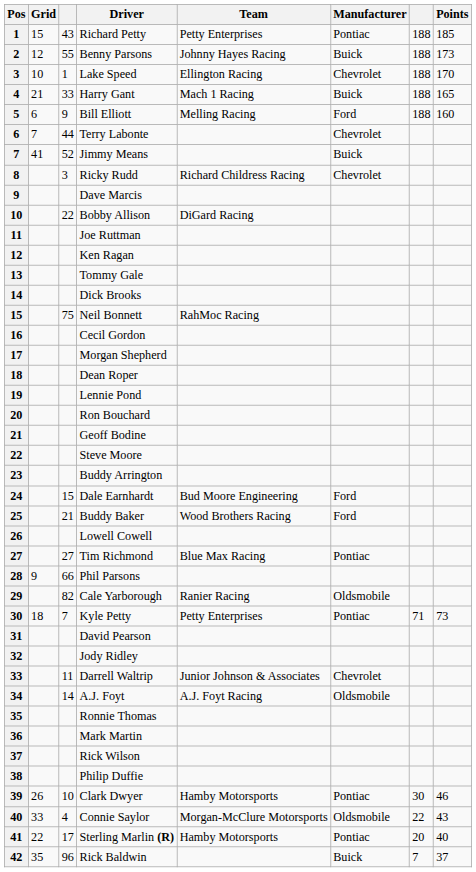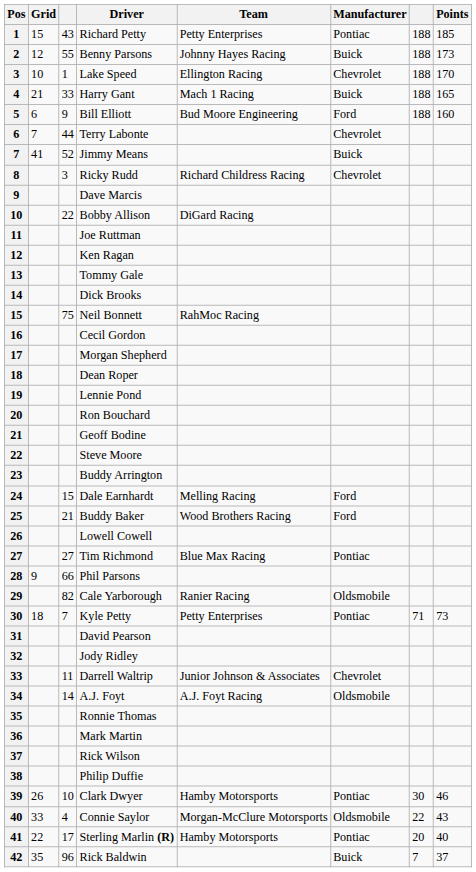(218, 114) Melling Racing -> (239, 114) Bud Moore Engineering
(239, 495) Bud Moore Engineering -> (218, 495) Melling Racing
